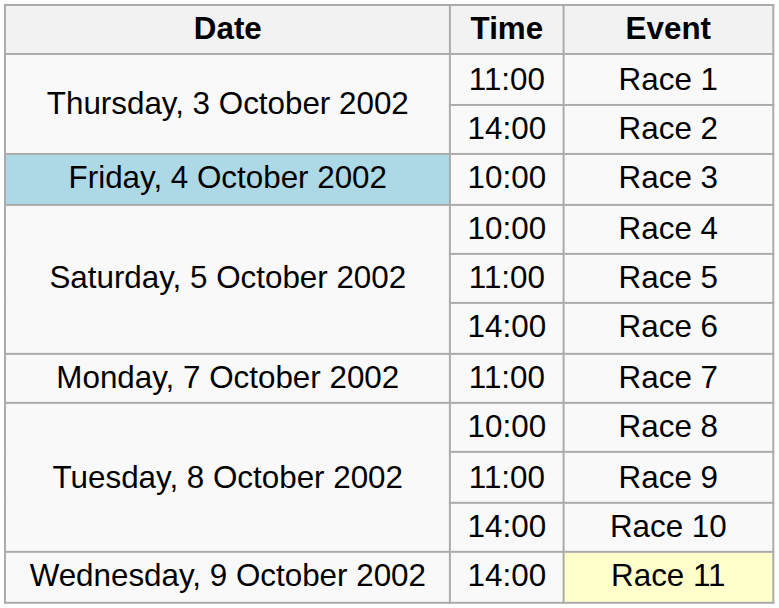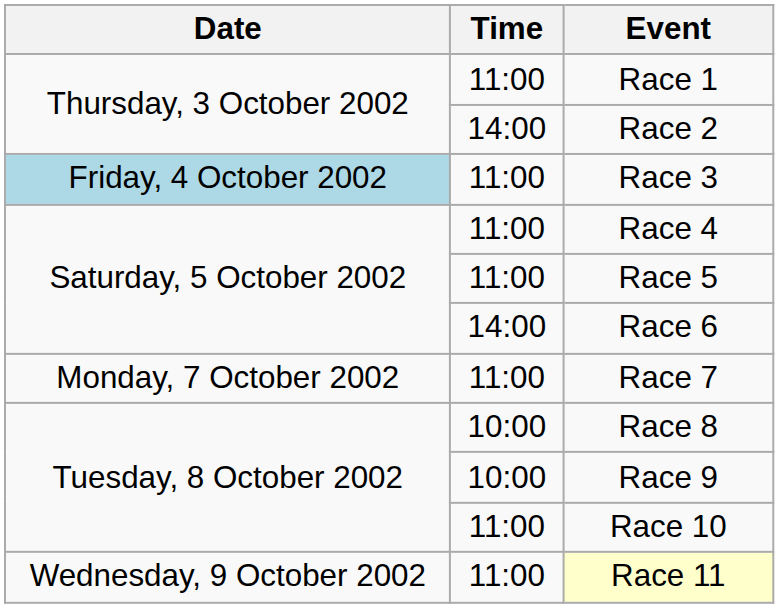(507, 178) 10:00 -> (507, 178) 11:00
(507, 228) 10:00 -> (507, 228) 11:00
(507, 476) 11:00 -> (507, 476) 10:00
(507, 526) 14:00 -> (507, 526) 11:00
(507, 576) 14:00 -> (507, 576) 11:00
